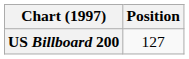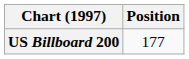(153, 41) 127 -> (153, 41) 177
